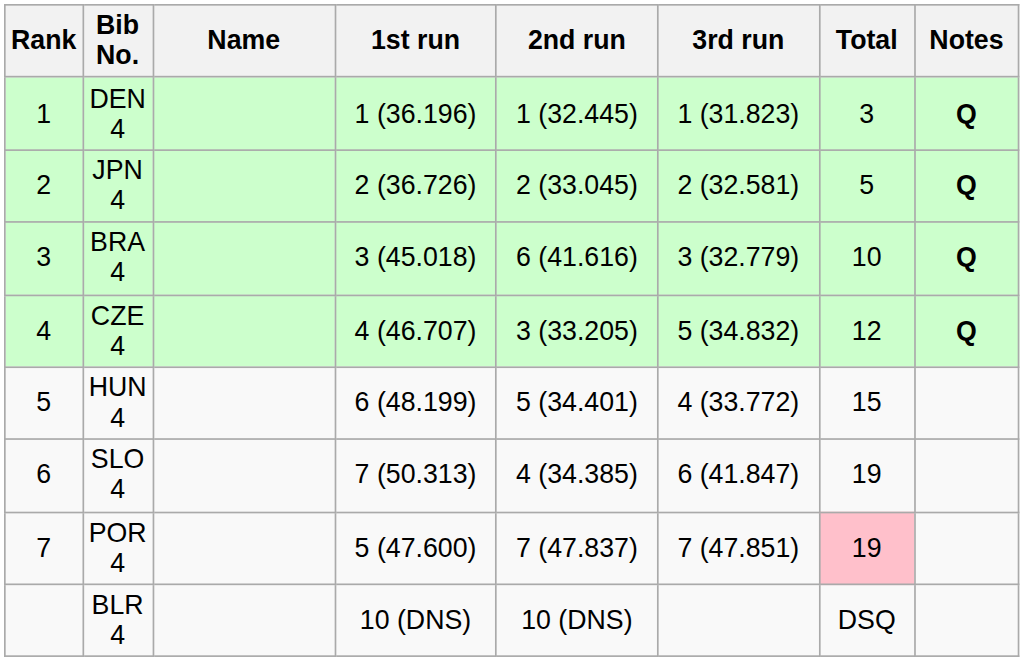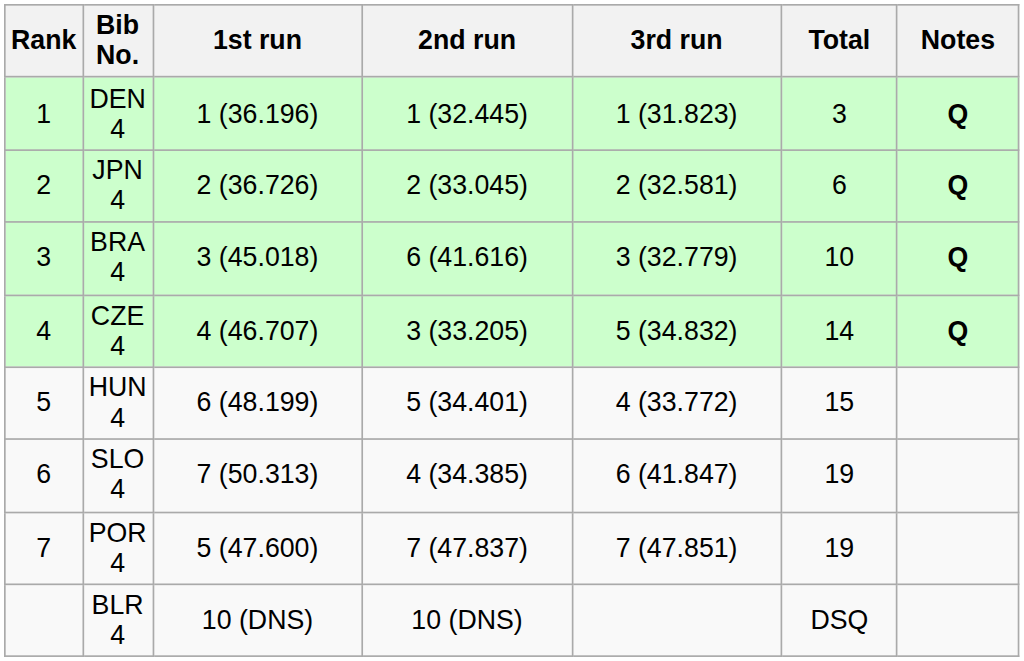- column: (244, 40)
(867, 185) 5 -> (839, 185) 6
(867, 330) 12 -> (839, 330) 14
(867, 547) pink background -> (839, 547) no background
